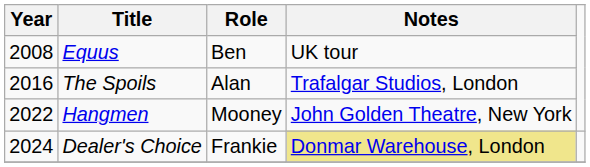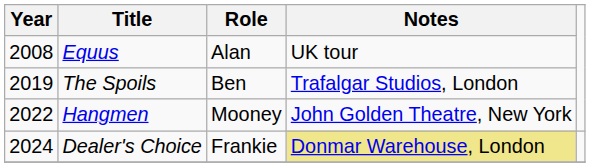(229, 51) Ben -> (231, 51) Alan
(31, 83) 2016 -> (31, 83) 2019
(231, 83) Alan -> (229, 83) Ben
